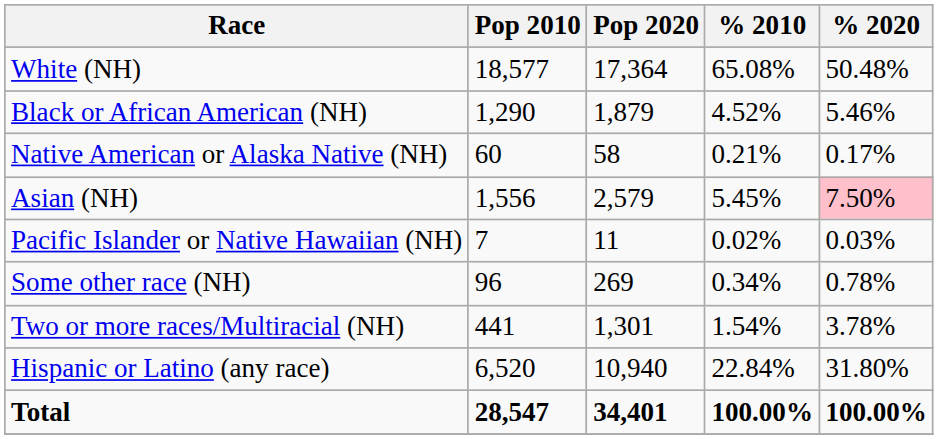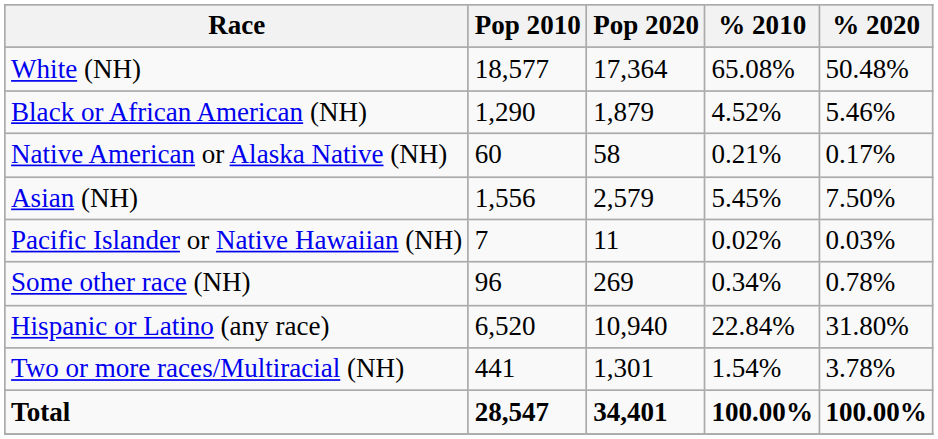(860, 197) pink background -> (860, 197) no background
rows swapped: (208, 326) <-> (170, 369)
